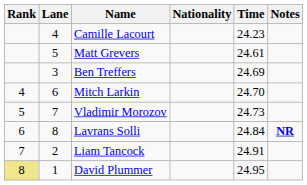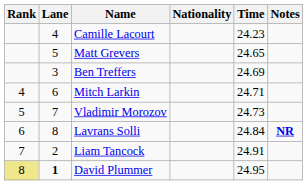(251, 53) 24.61 -> (251, 53) 24.65
(251, 92) 24.70 -> (251, 92) 24.71
(55, 170) normal -> (55, 170) bold
